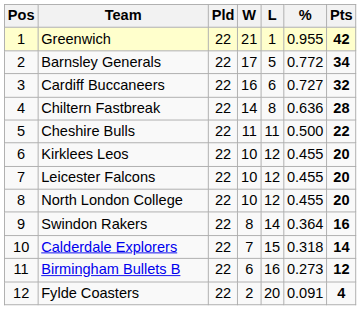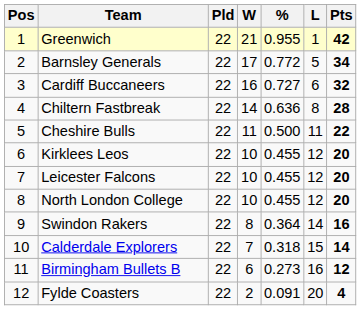columns swapped: (272, 16) <-> (305, 16)
